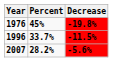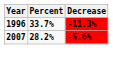- row: (16, 24)
(82, 37) -11.5% -> (82, 24) -11.3%
